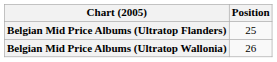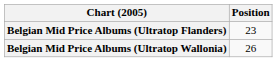(251, 30) 25 -> (251, 30) 23
